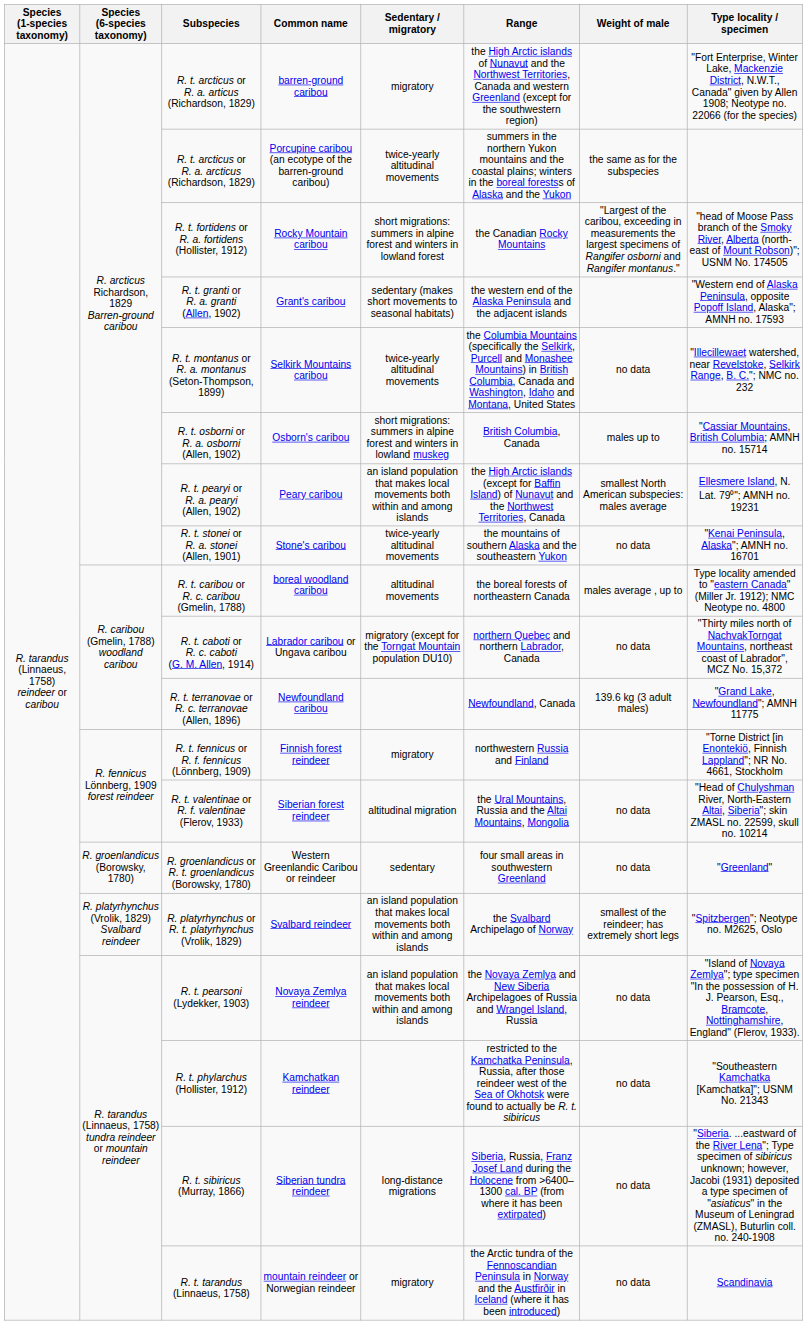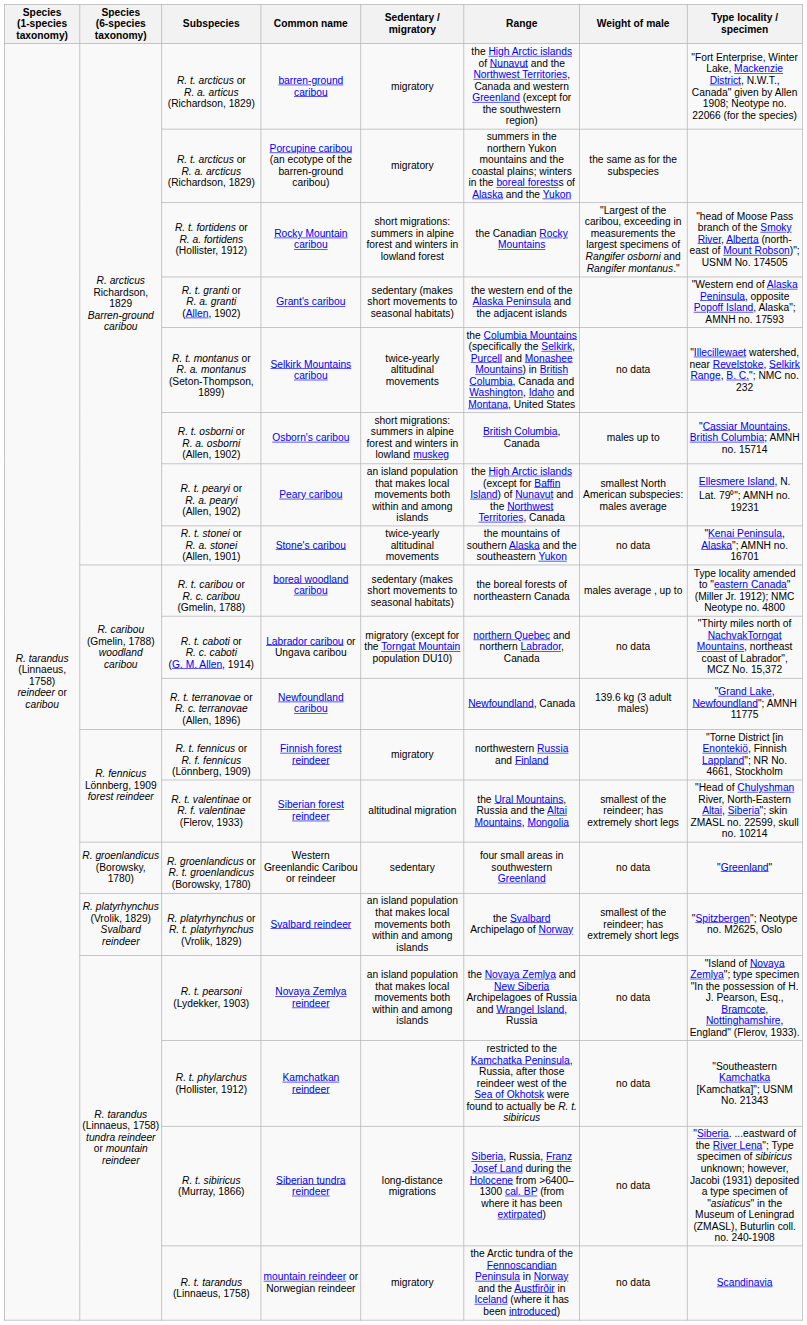(412, 166) twice-yearly altitudinal movements -> (412, 166) migratory
(412, 590) altitudinal movements -> (412, 590) sedentary (makes short movements to seasonal habitats)
(633, 811) no data -> (633, 811) smallest of the reindeer; has extremely short legs
